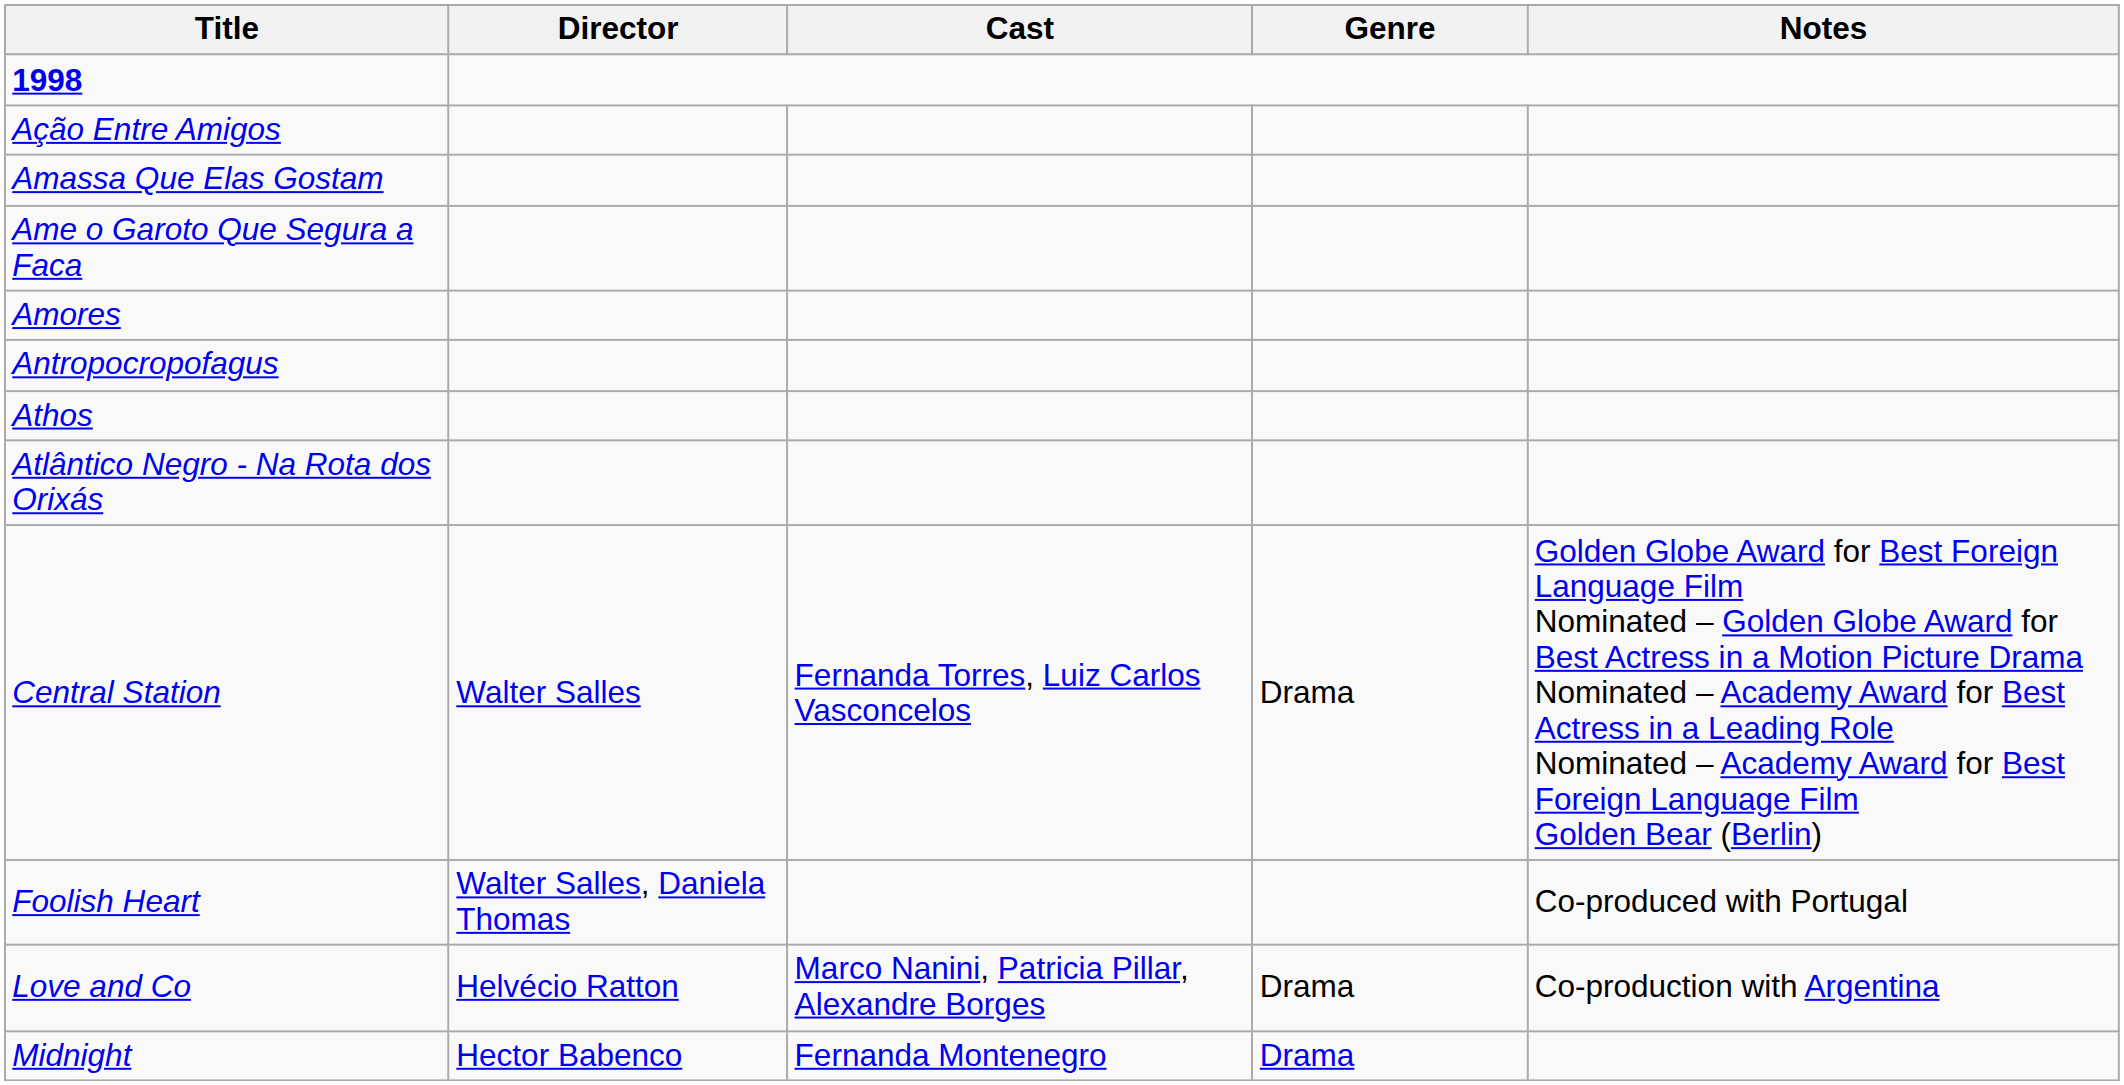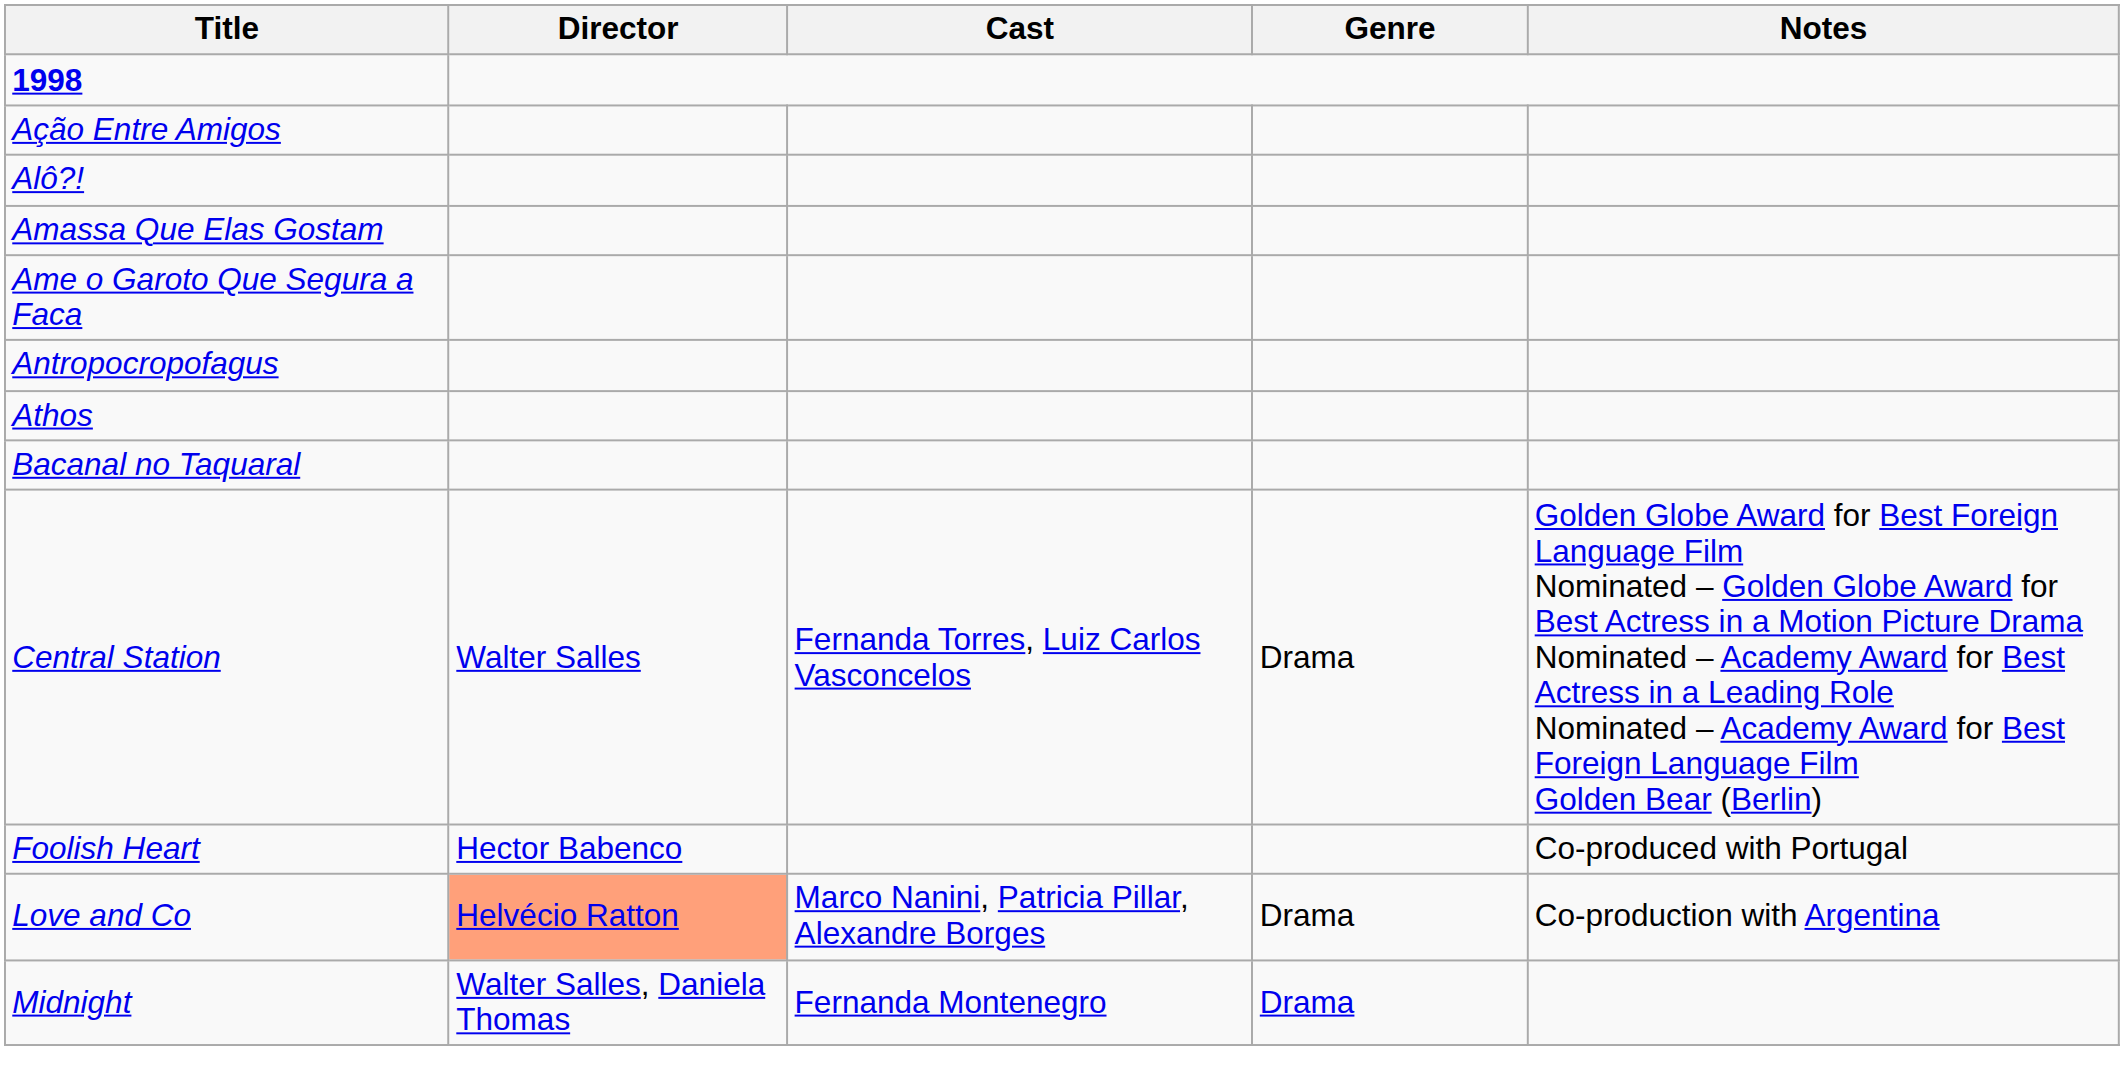+ row: (48, 179)
- row: (67, 314)
- row: (222, 482)
+ row: (156, 464)
(611, 901) Walter Salles, Daniela Thomas -> (569, 848) Hector Babenco
(568, 987) no background -> (568, 916) lightsalmon background
(569, 1054) Hector Babenco -> (611, 1001) Walter Salles, Daniela Thomas
